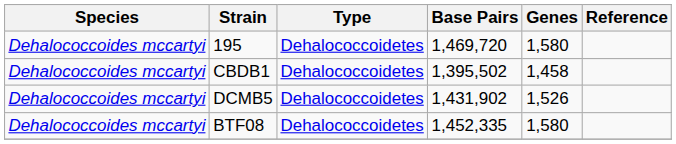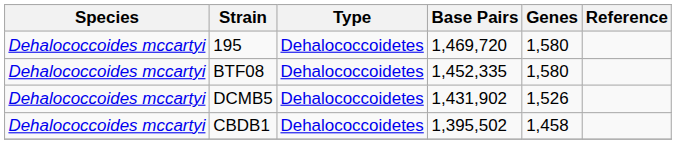rows swapped: (242, 71) <-> (239, 125)
